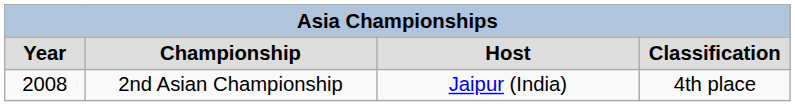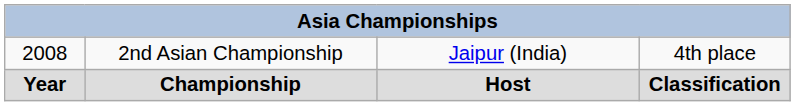rows swapped: (45, 53) <-> (45, 85)
